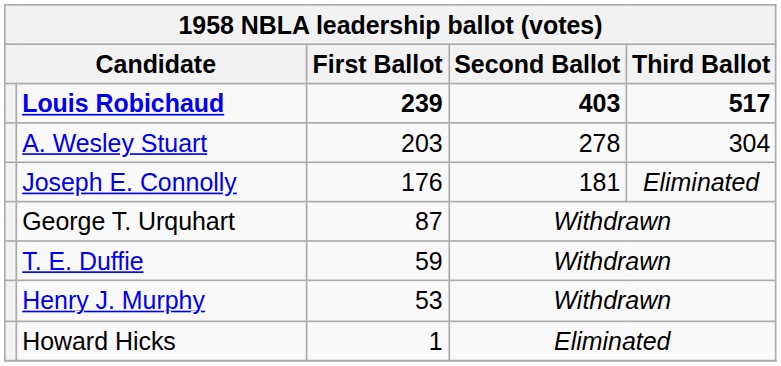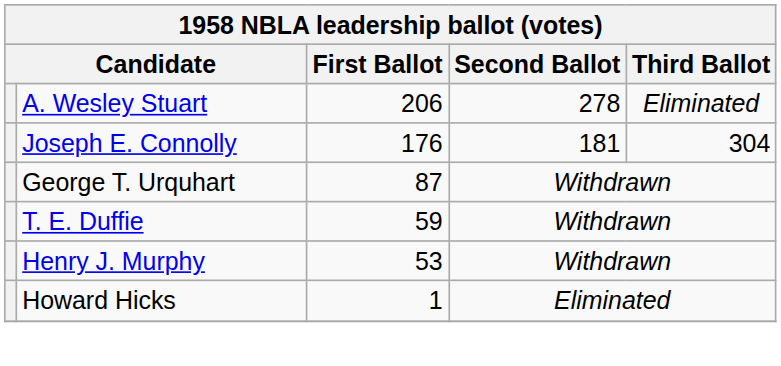- row: (123, 104)
(422, 143) 203 -> (422, 104) 206
(750, 143) 304 -> (701, 104) Eliminated
(701, 183) Eliminated -> (750, 143) 304
